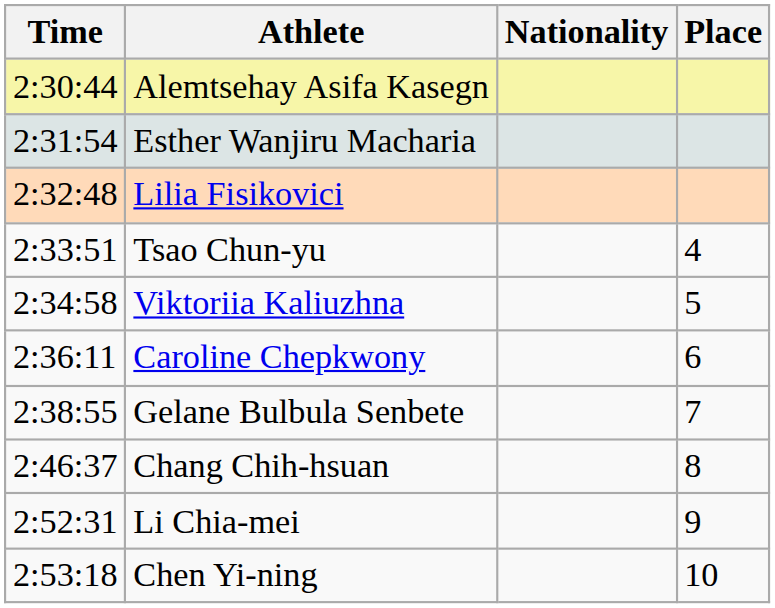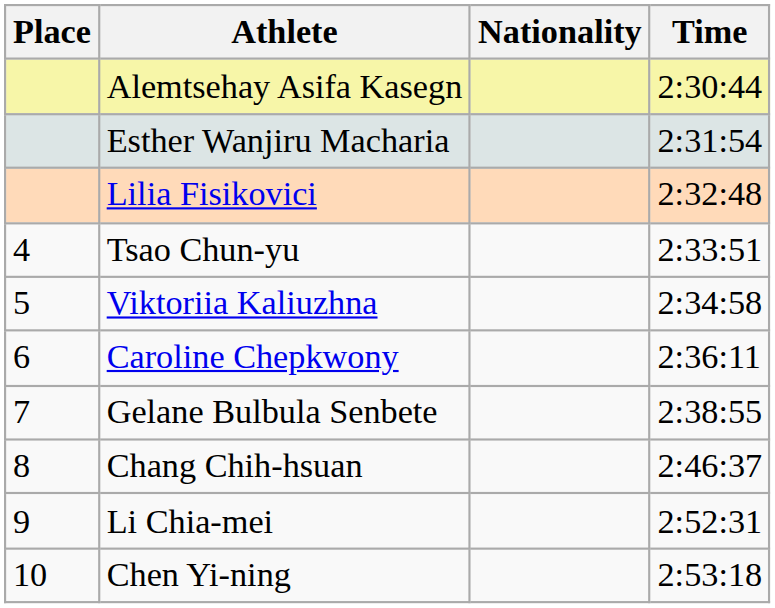columns swapped: (723, 31) <-> (65, 31)
